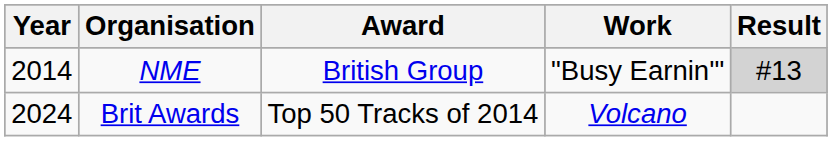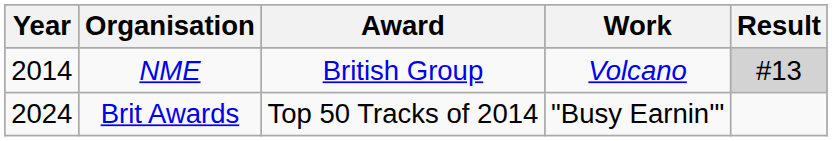(638, 69) "Busy Earnin'" -> (638, 69) Volcano
(638, 113) Volcano -> (638, 113) "Busy Earnin'"
